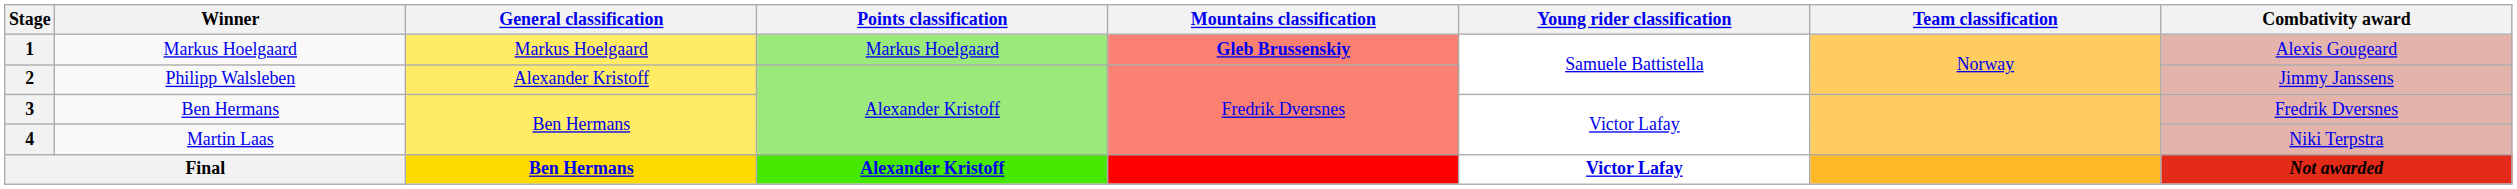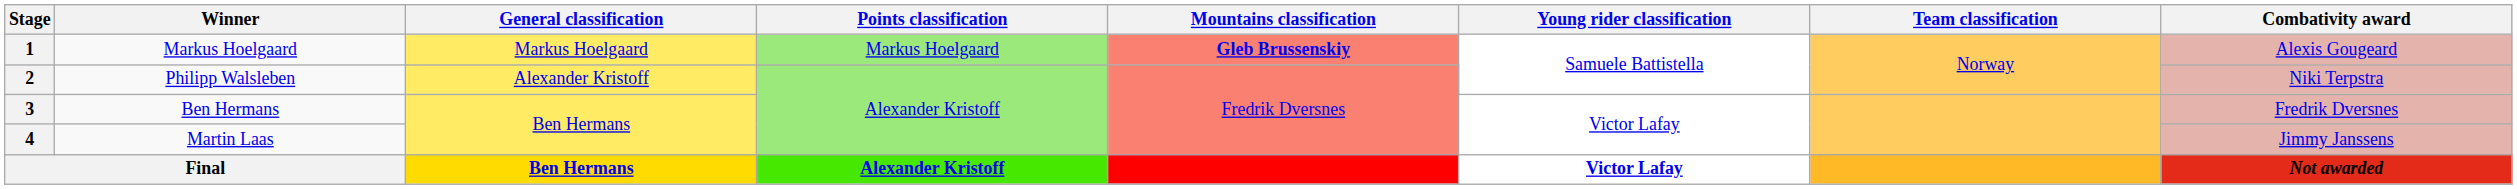(2336, 79) Jimmy Janssens -> (2336, 79) Niki Terpstra
(2336, 139) Niki Terpstra -> (2336, 139) Jimmy Janssens
